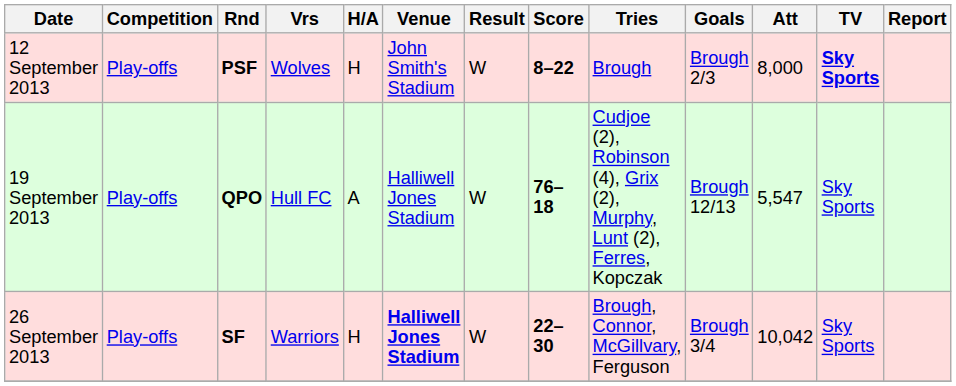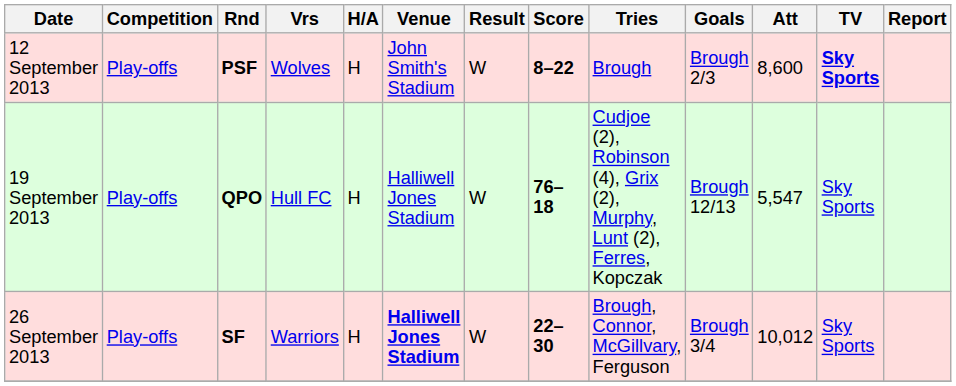(780, 67) 8,000 -> (780, 67) 8,600
(354, 197) A -> (354, 197) H
(785, 336) 10,042 -> (785, 336) 10,012
